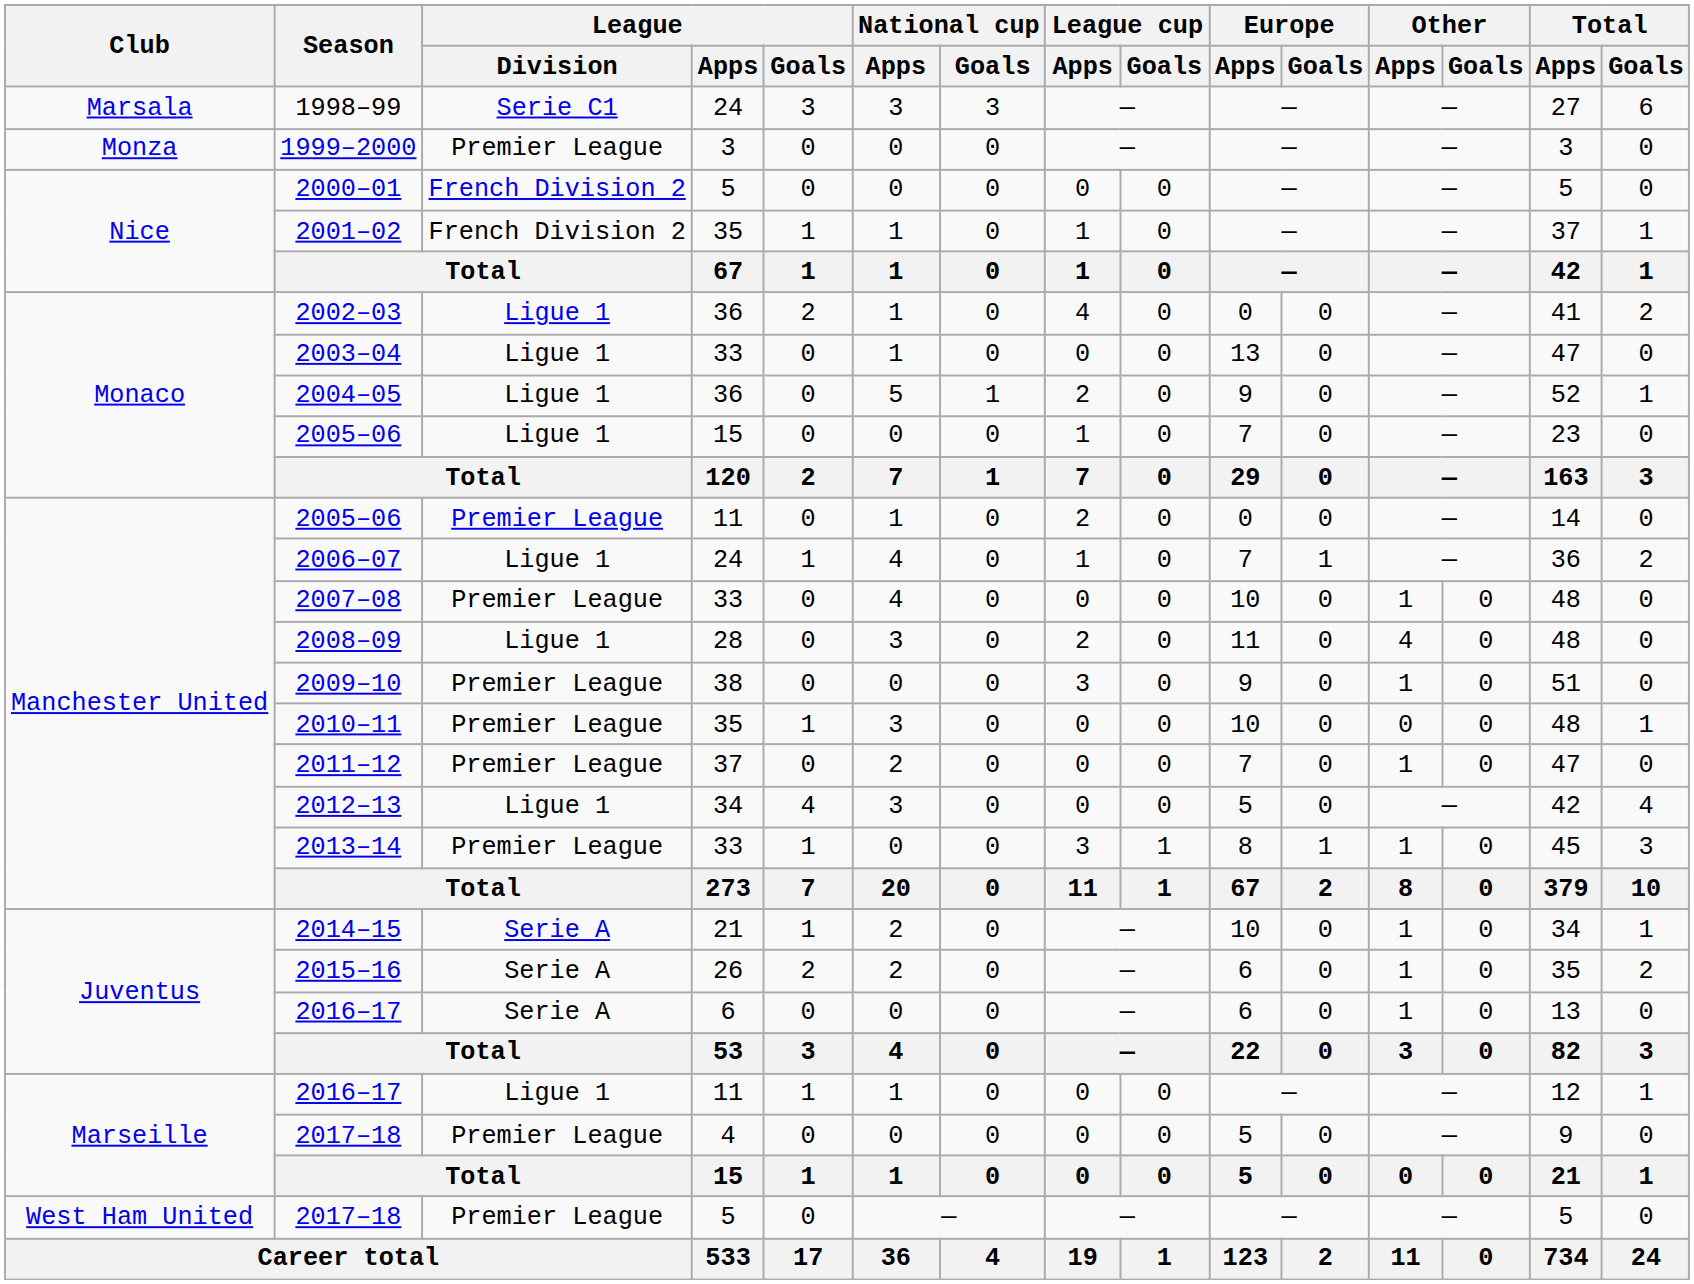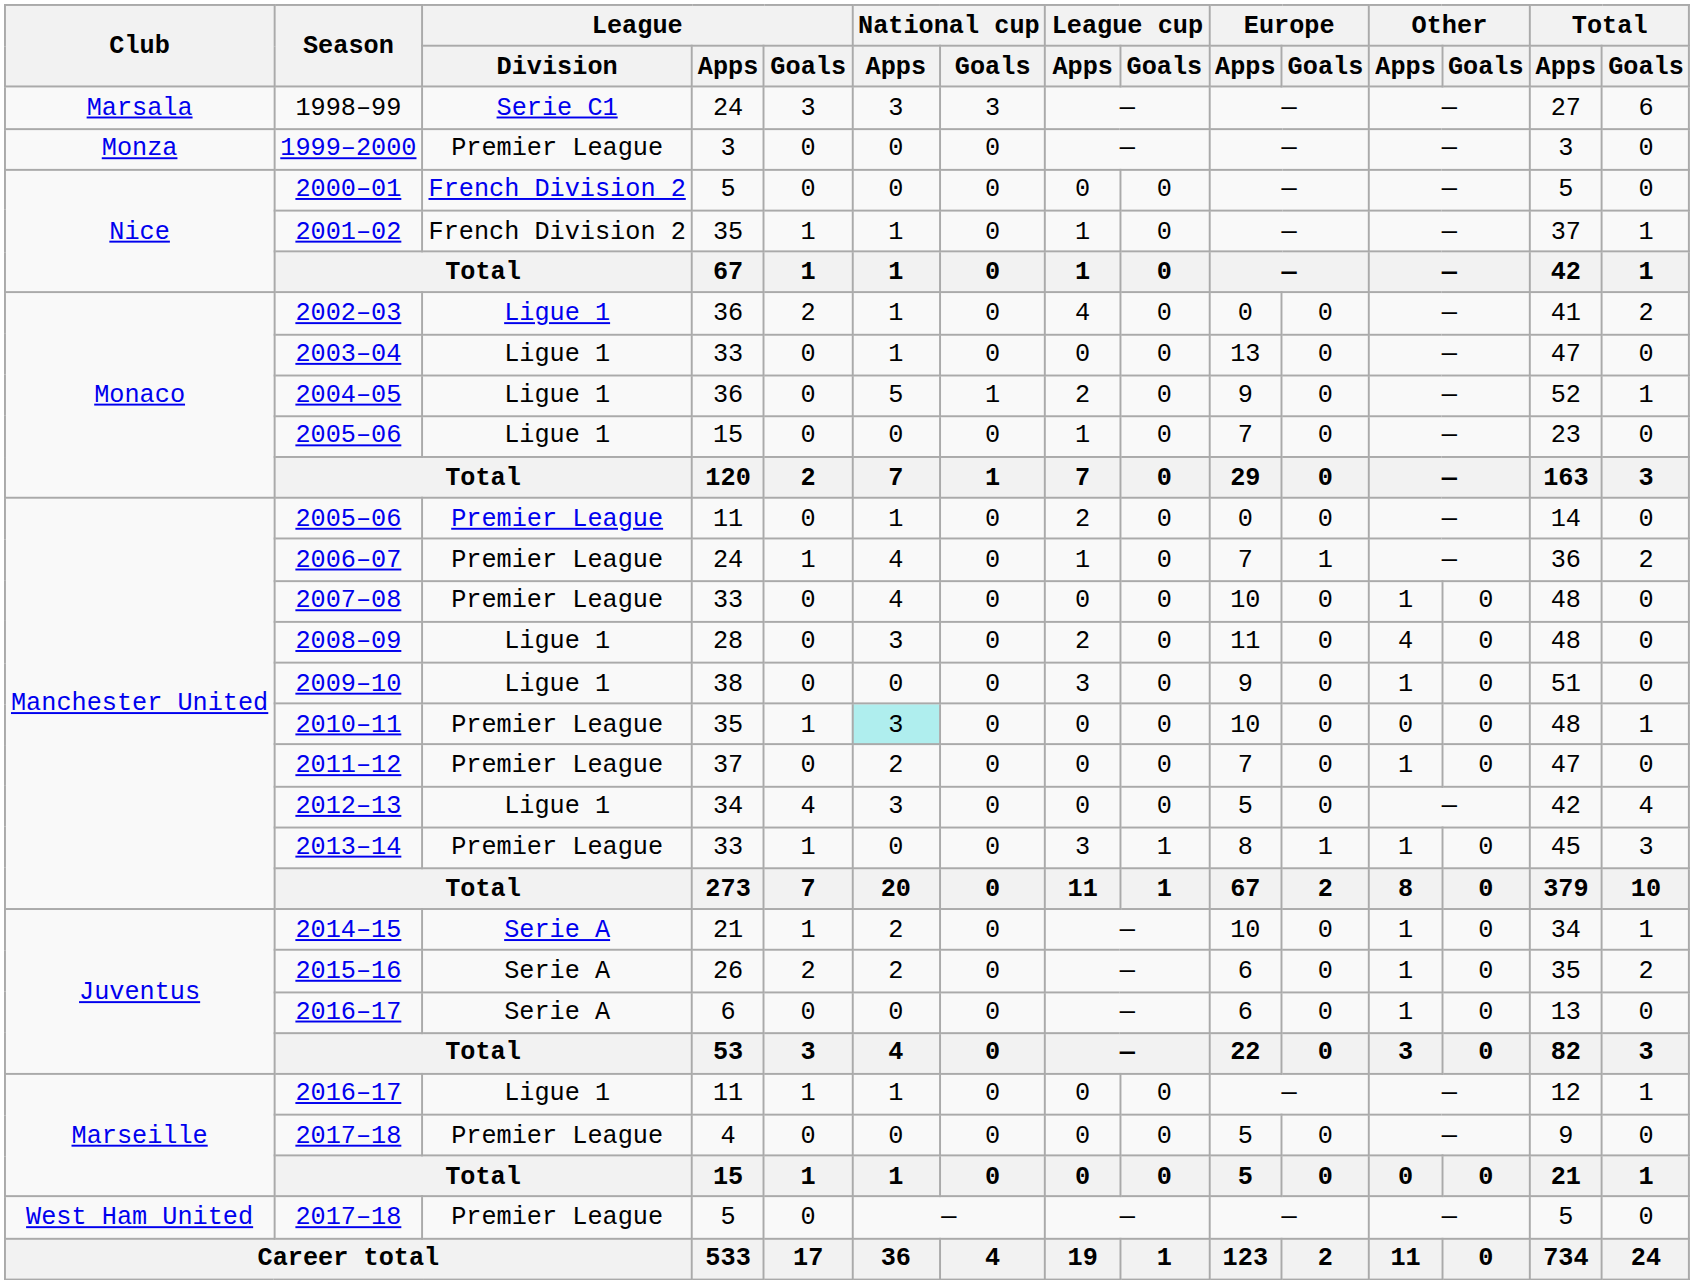(557, 560) Ligue 1 -> (557, 560) Premier League
(557, 683) Premier League -> (557, 683) Ligue 1
(896, 724) no background -> (896, 724) paleturquoise background
